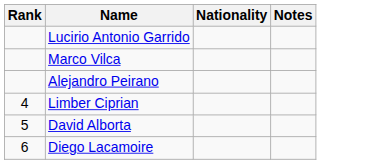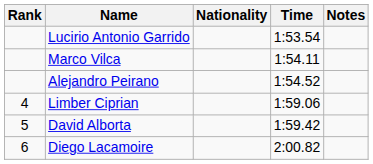+ column: (297, 15)
